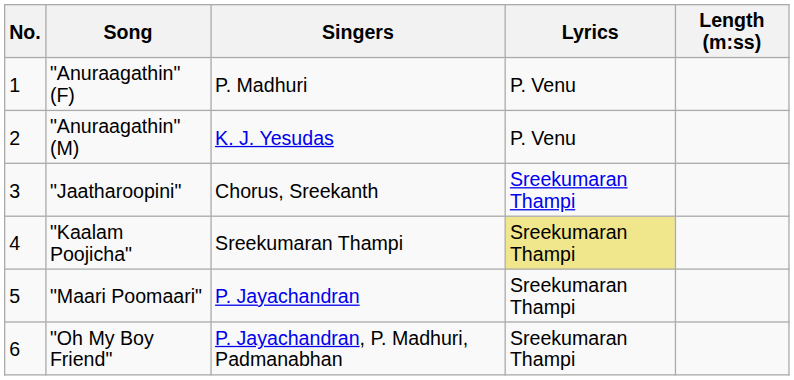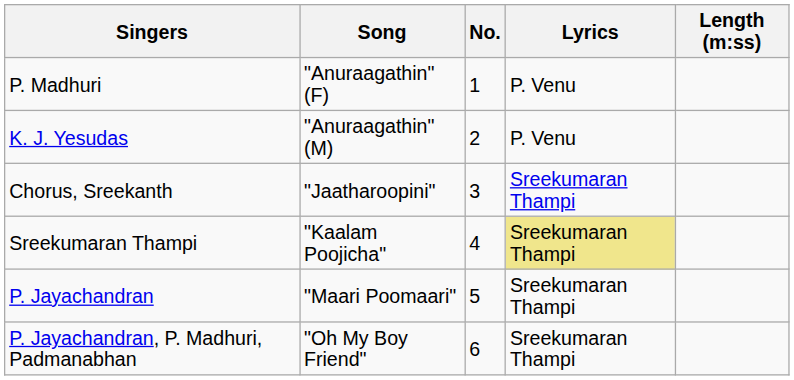columns swapped: (25, 31) <-> (358, 31)
